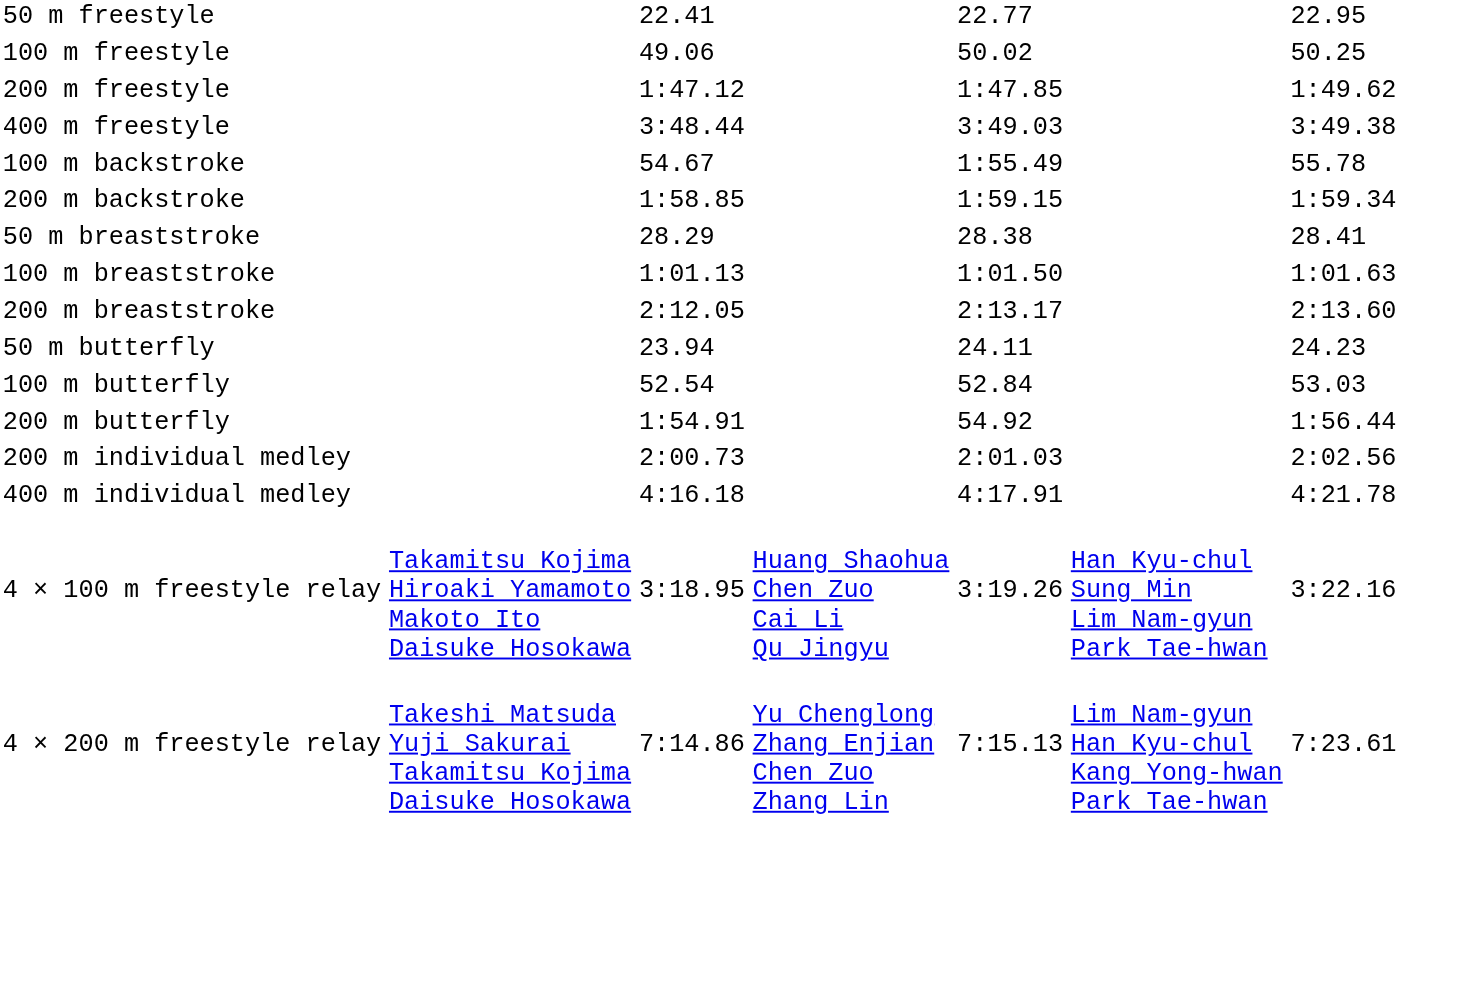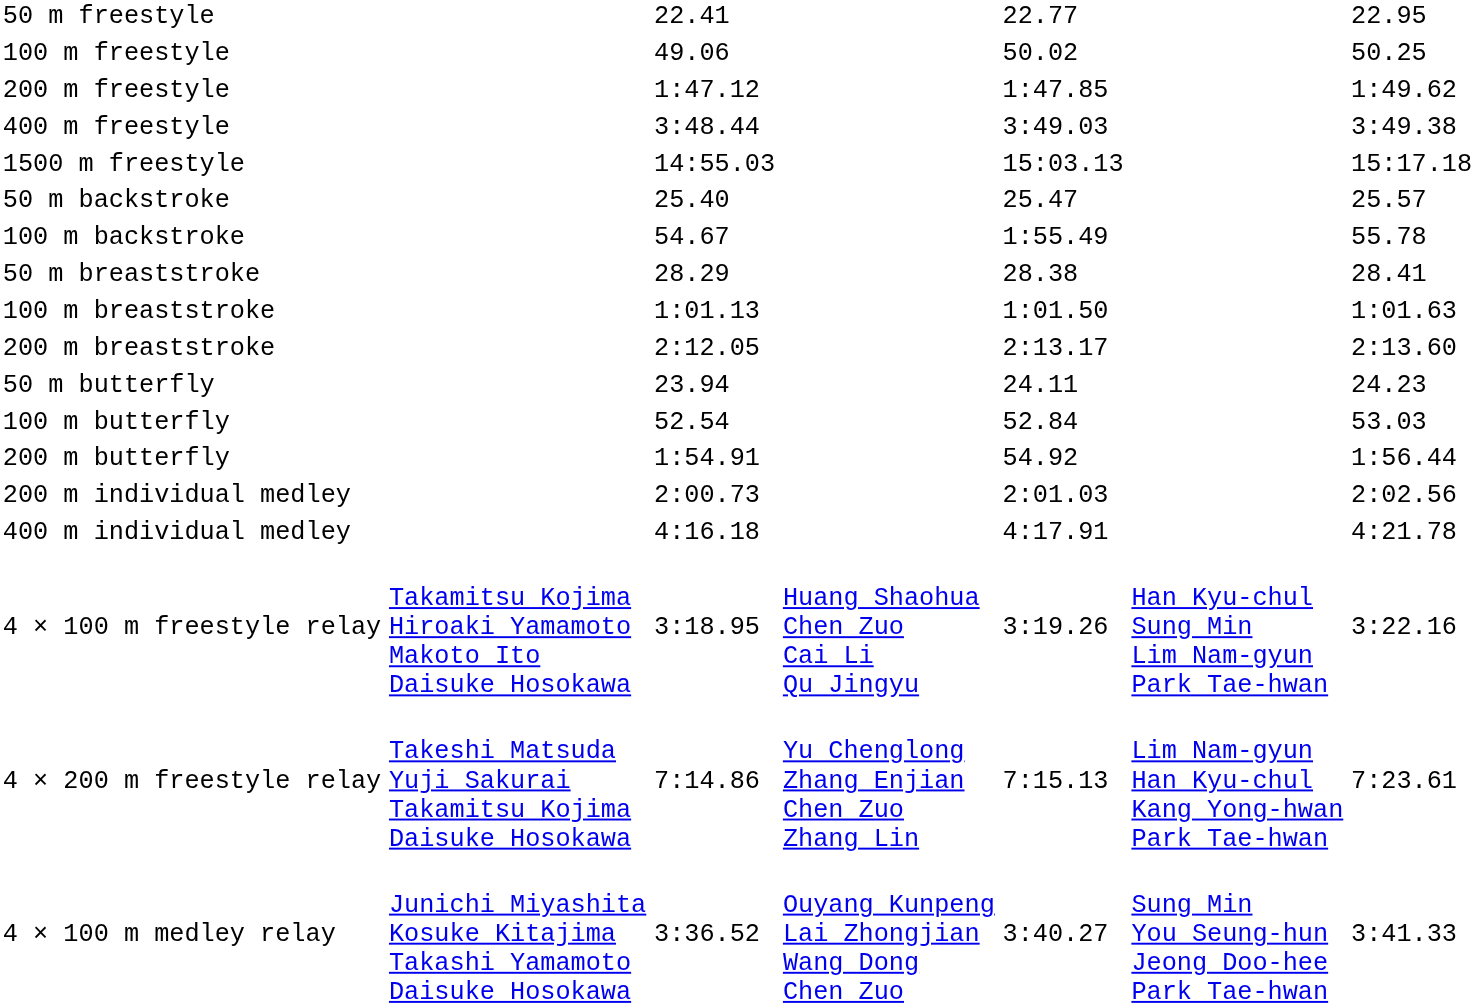+ row: (124, 164)
+ row: (116, 201)
- row: (124, 201)
+ row: (169, 934)
